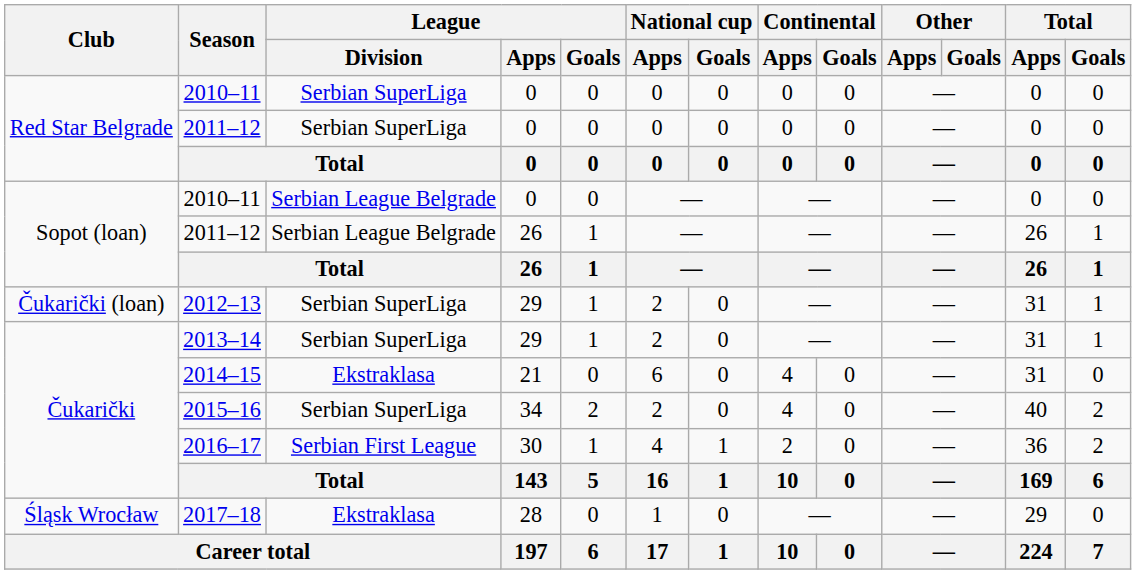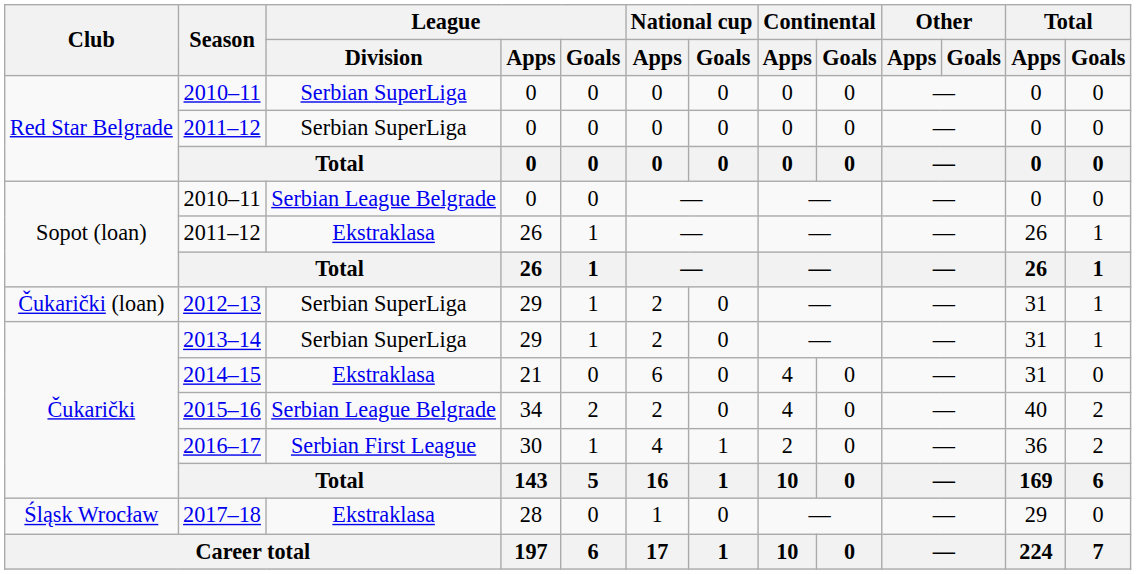(384, 233) Serbian League Belgrade -> (384, 233) Ekstraklasa
(384, 410) Serbian SuperLiga -> (384, 410) Serbian League Belgrade
